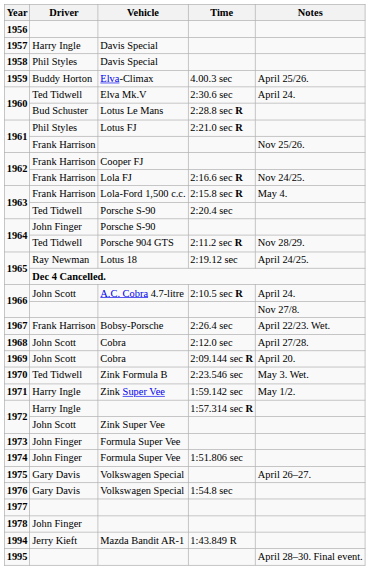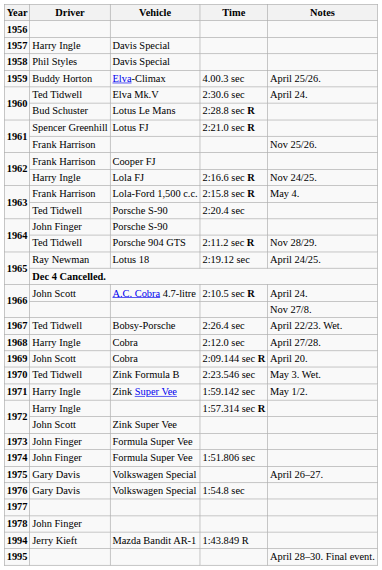(55, 128) Phil Styles -> (70, 128) Spencer Greenhill
(64, 177) Frank Harrison -> (56, 177) Harry Ingle
(64, 326) Frank Harrison -> (57, 326) Ted Tidwell
(54, 342) John Scott -> (56, 342) Harry Ingle
